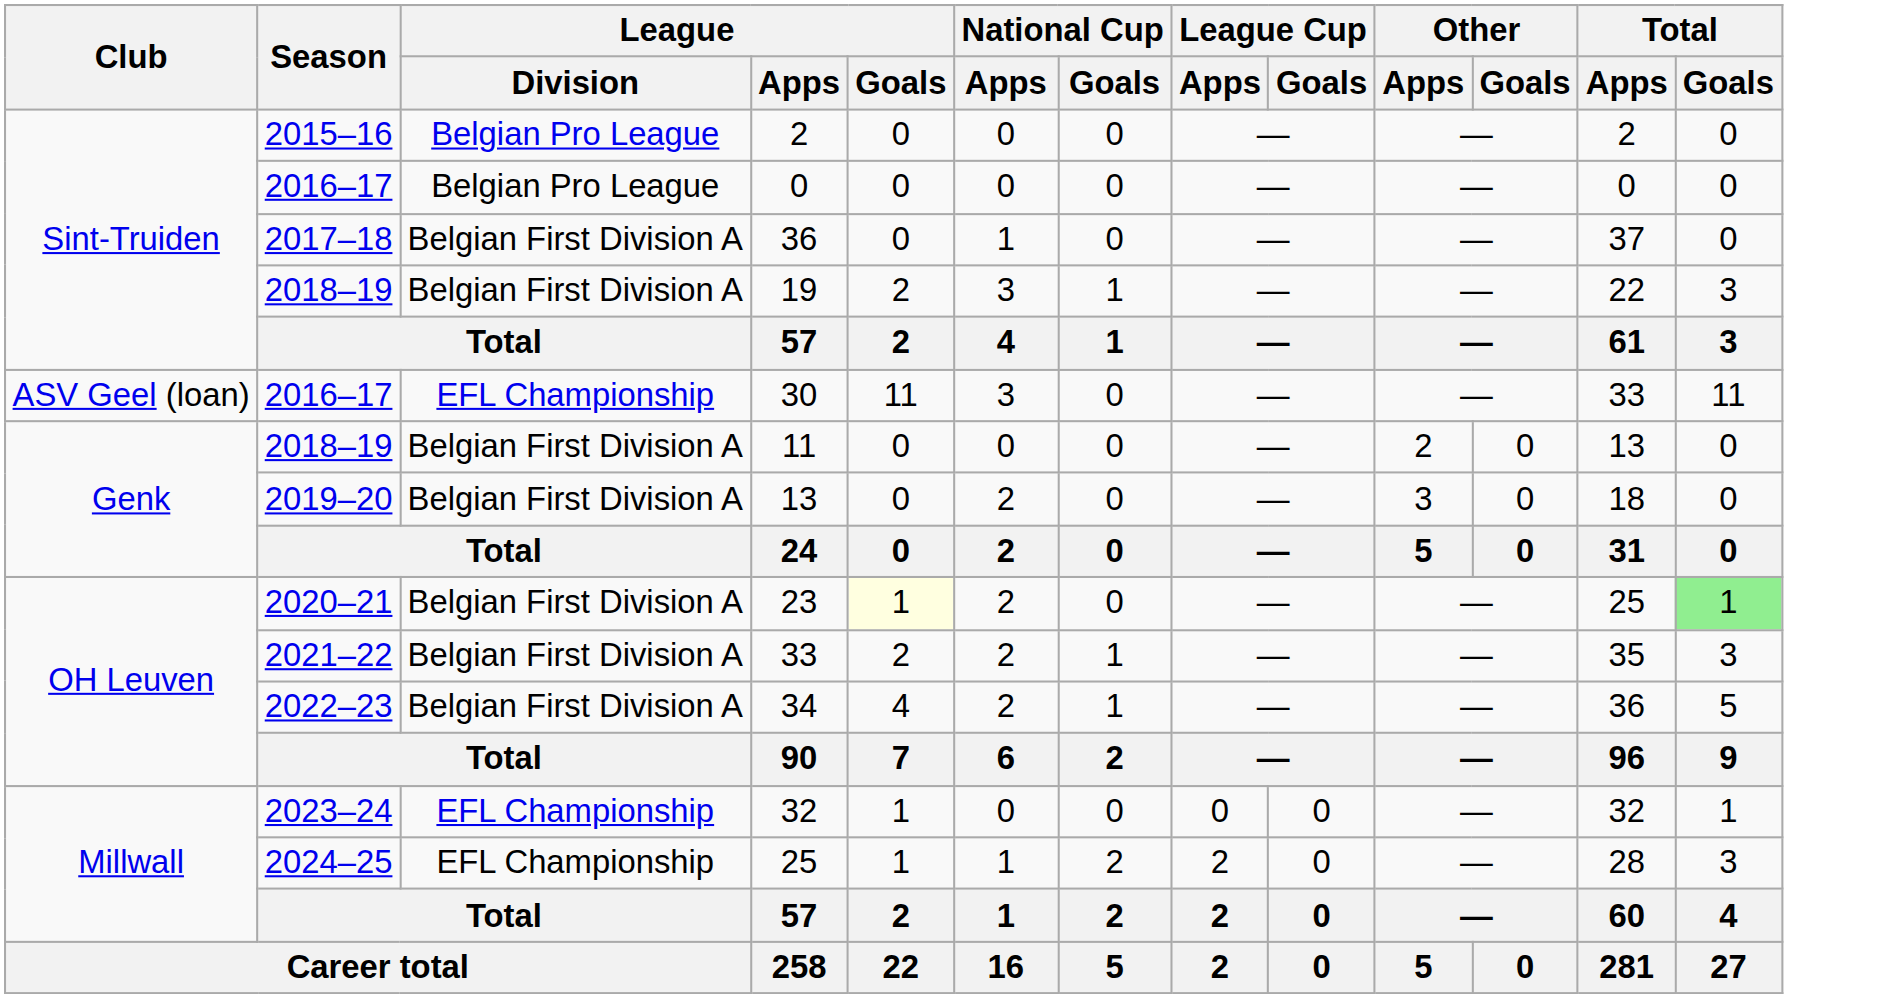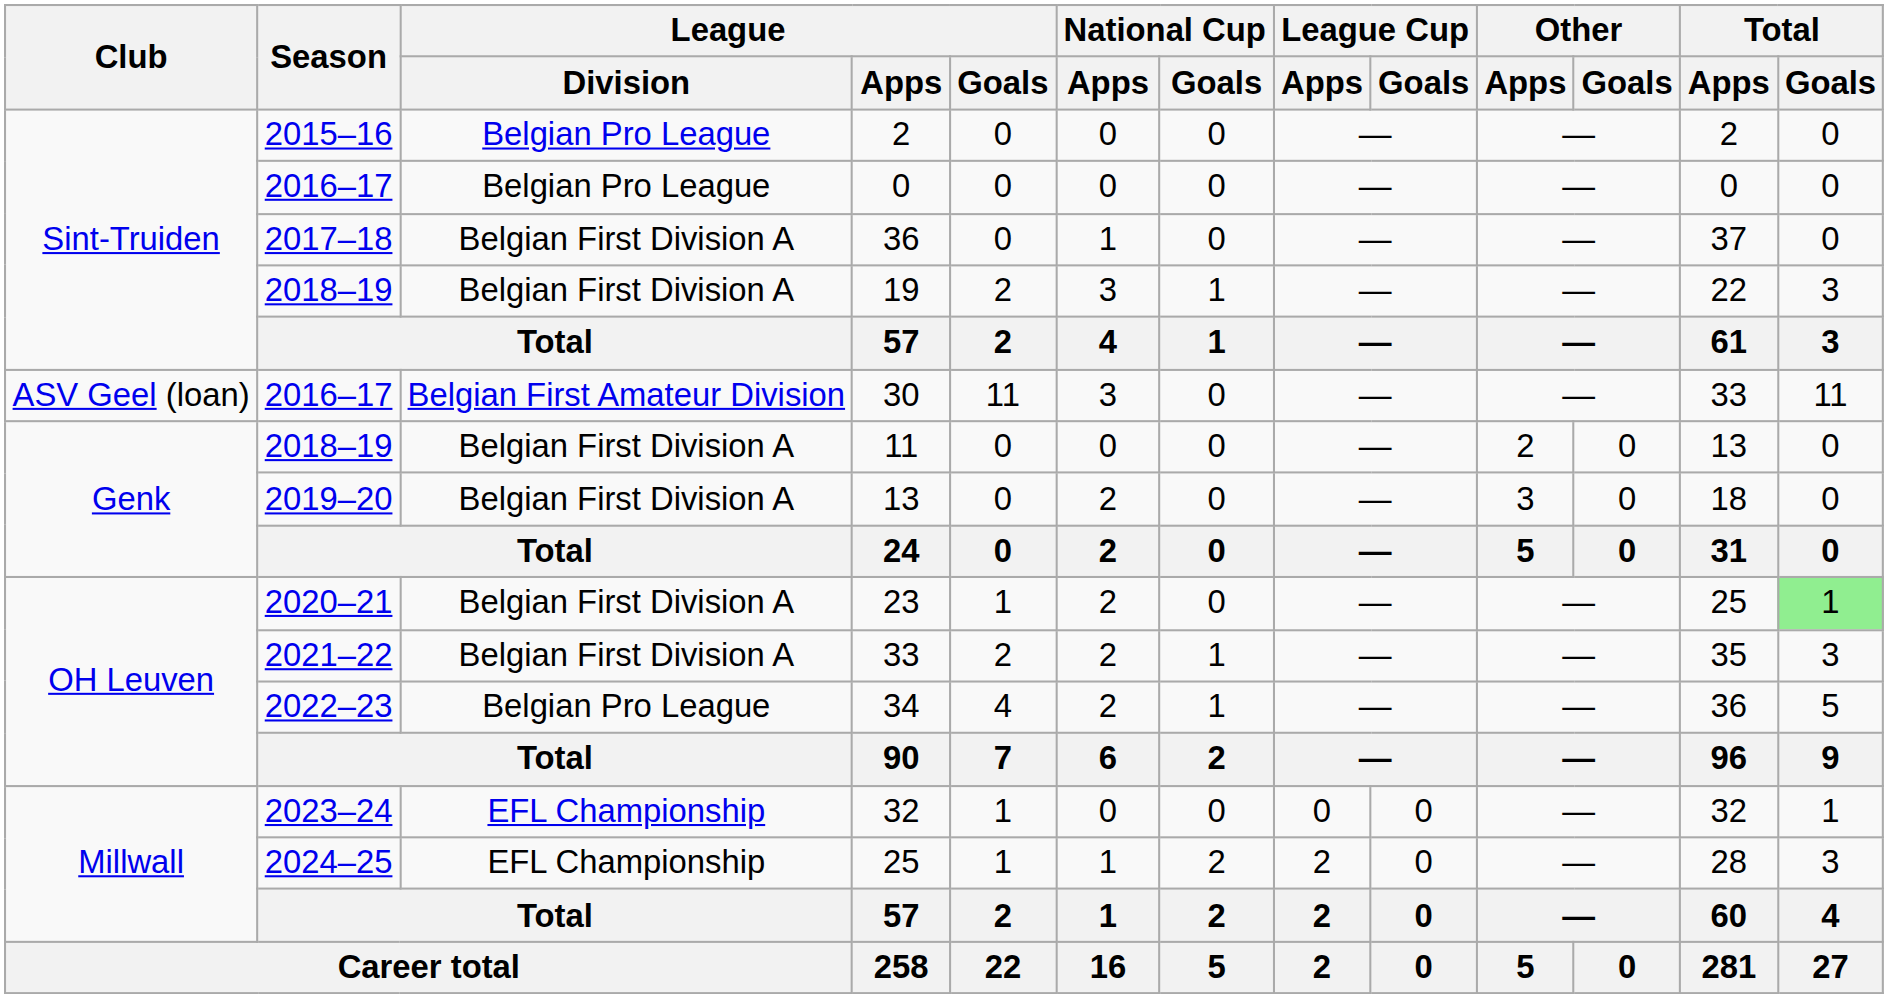(575, 394) EFL Championship -> (626, 394) Belgian First Amateur Division
(901, 602) lightyellow background -> (1003, 602) no background
(575, 706) Belgian First Division A -> (626, 706) Belgian Pro League
